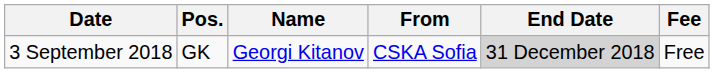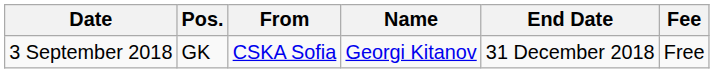columns swapped: (298, 20) <-> (425, 20)
(570, 51) lightgrey background -> (570, 51) no background
